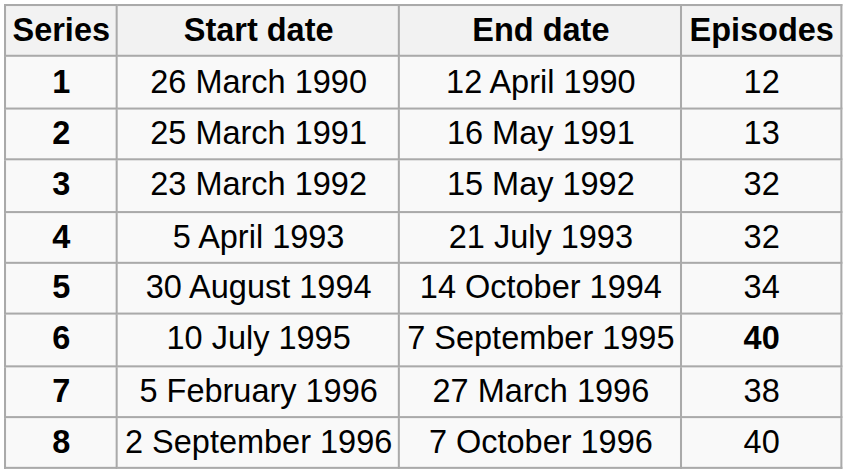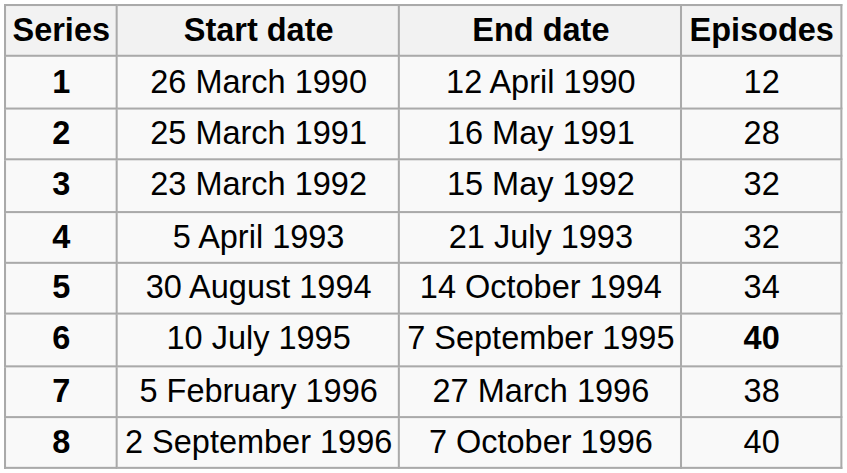(762, 133) 13 -> (762, 133) 28
